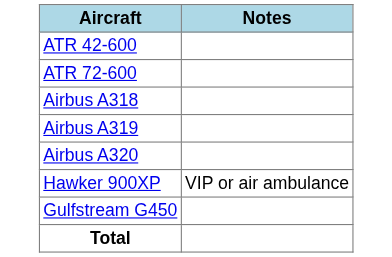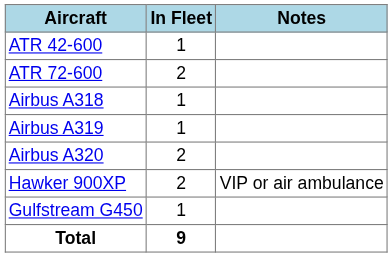+ column: (181, 18)
